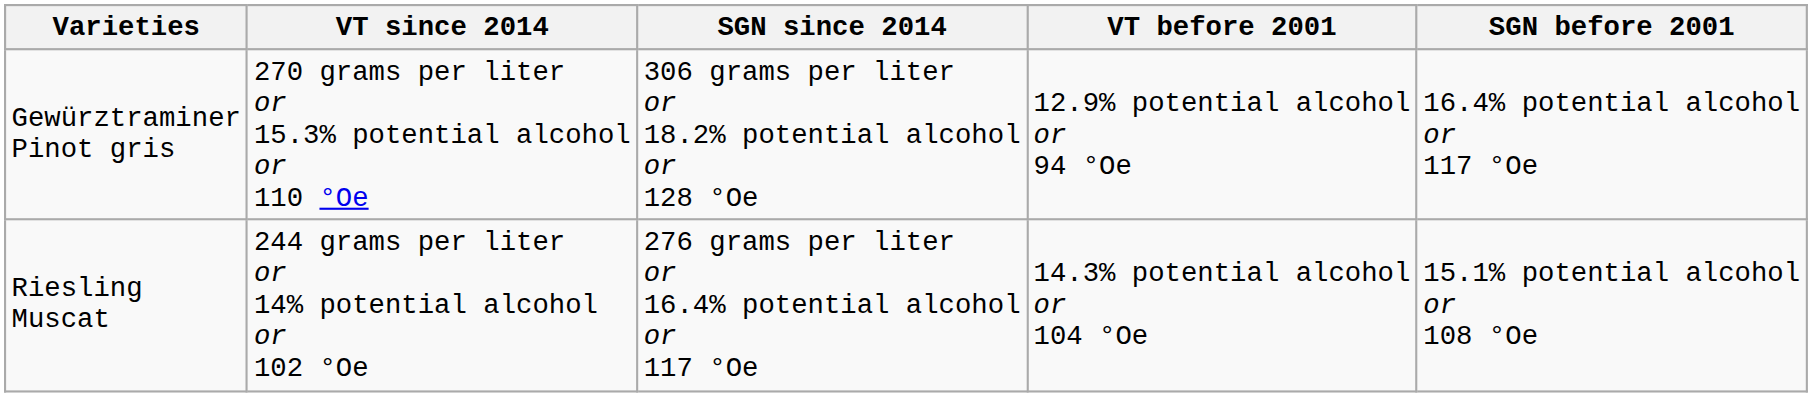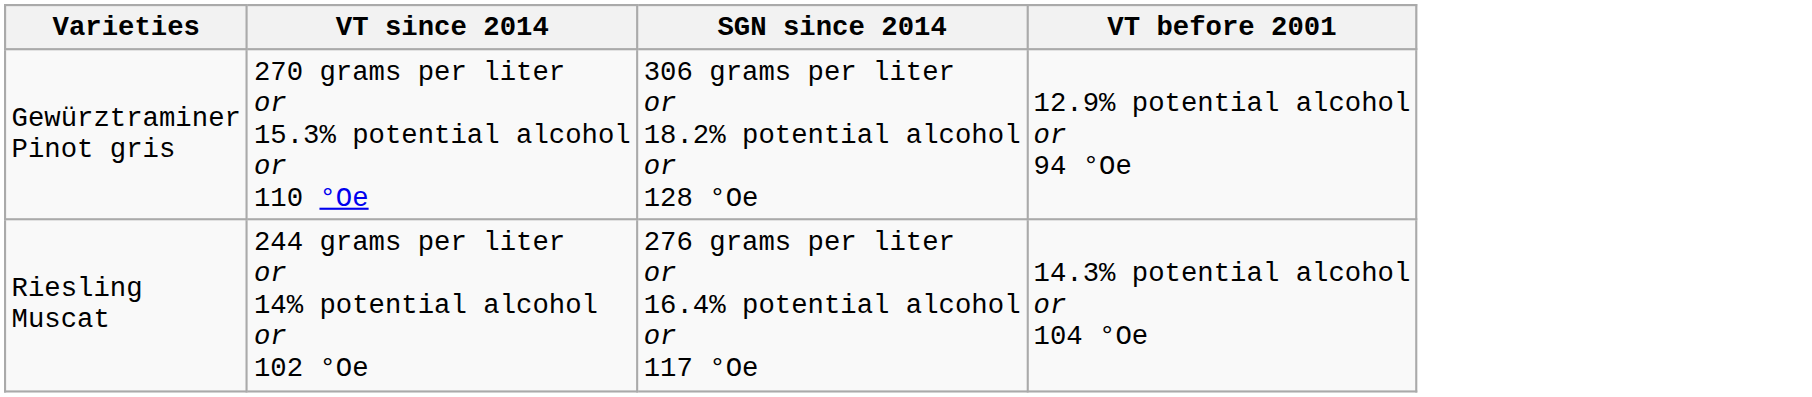- column: (1612, 27)
